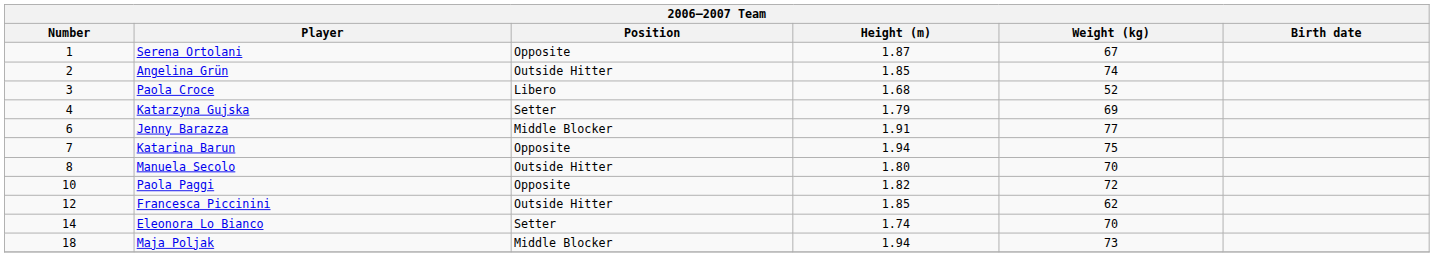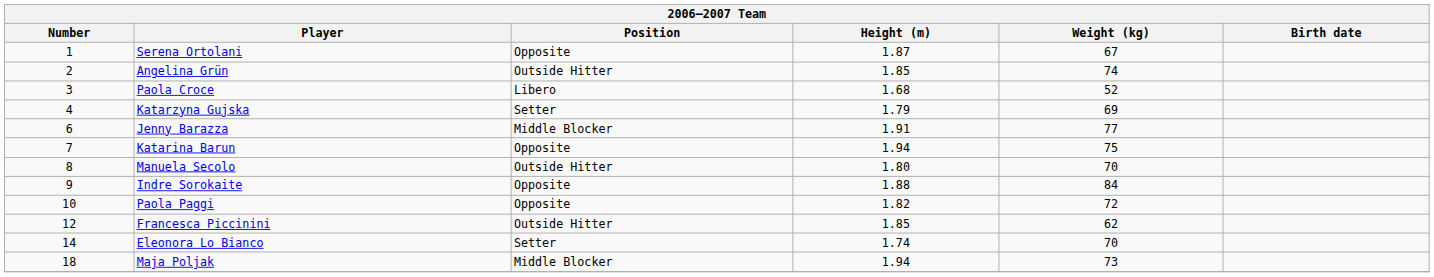+ row: (190, 186)
